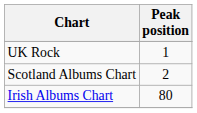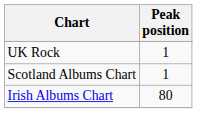(166, 74) 2 -> (166, 74) 1
